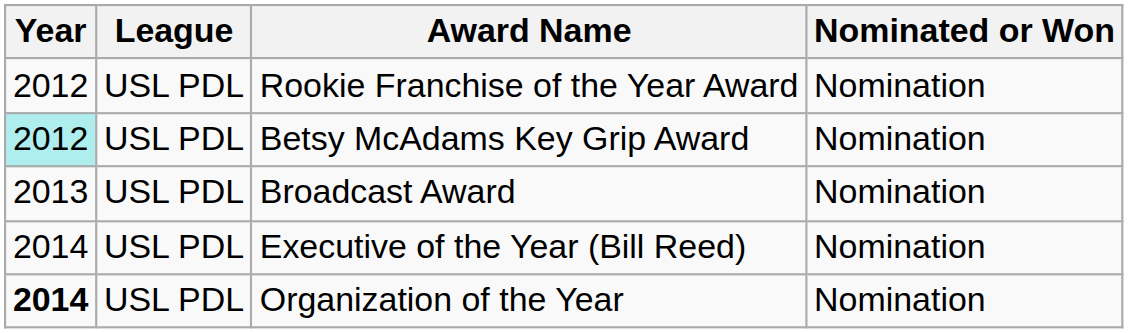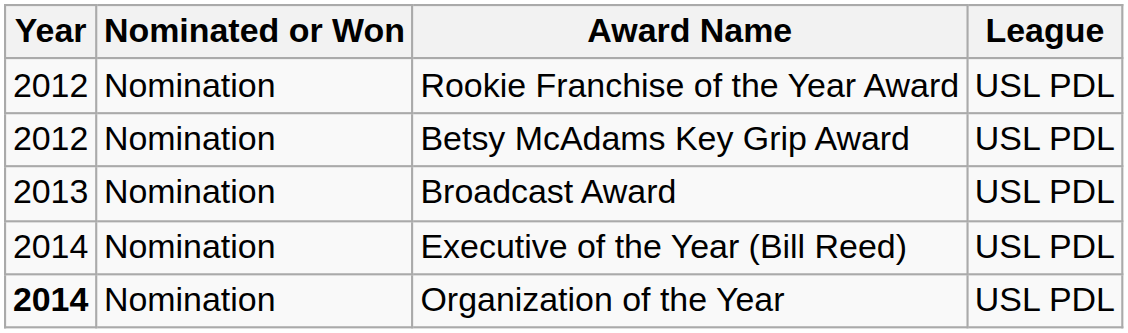columns swapped: (174, 31) <-> (965, 31)
(51, 138) paleturquoise background -> (51, 138) no background
